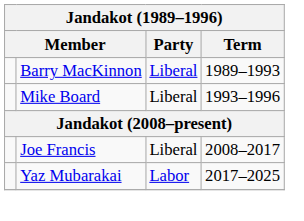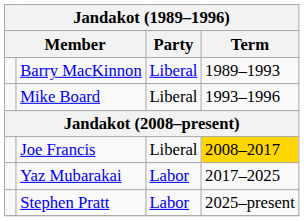(243, 149) no background -> (243, 149) gold background
+ row: (65, 202)
